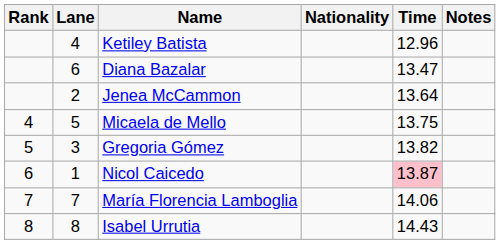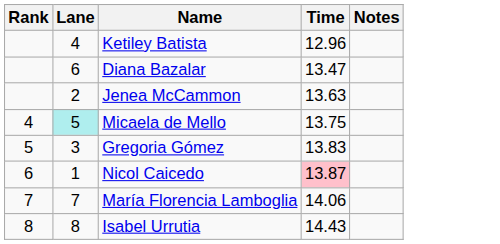- column: (347, 17)
(417, 95) 13.64 -> (326, 95) 13.63
(75, 122) no background -> (75, 122) paleturquoise background
(417, 148) 13.82 -> (326, 148) 13.83
